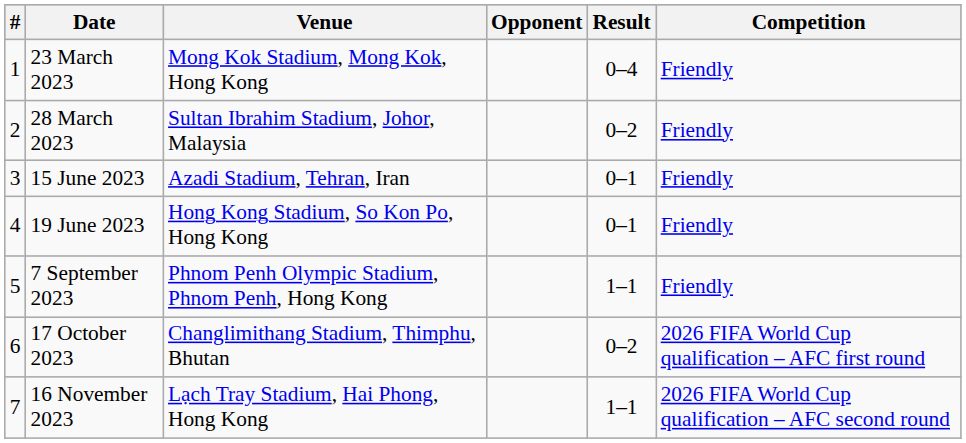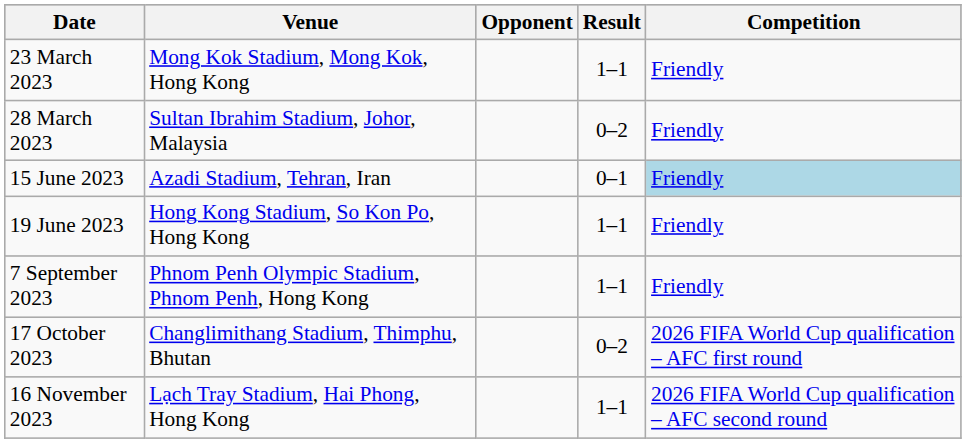- column: (15, 21)
(622, 69) 0–4 -> (612, 69) 1–1
(697, 177) no background -> (687, 177) lightblue background
(622, 225) 0–1 -> (612, 225) 1–1
